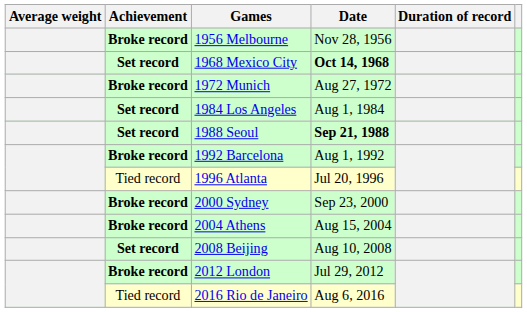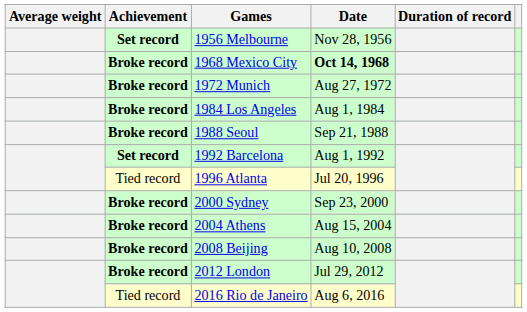(148, 39) Broke record -> (148, 39) Set record
(148, 63) Set record -> (148, 63) Broke record
(148, 109) Set record -> (148, 109) Broke record
(148, 132) Set record -> (148, 132) Broke record
(352, 132) bold -> (351, 132) normal
(148, 156) Broke record -> (148, 156) Set record
(148, 249) Set record -> (148, 249) Broke record
